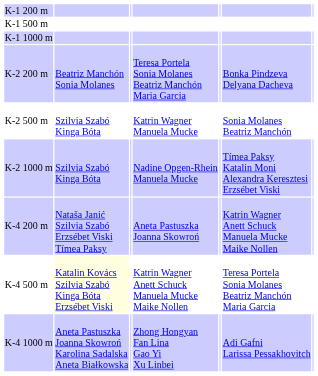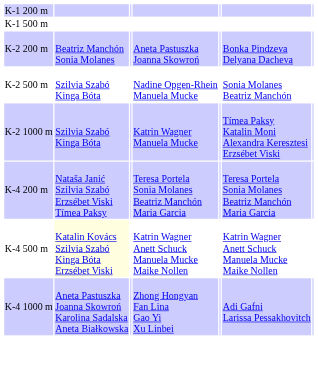- row: (29, 37)
(168, 79) Teresa Portela Sonia Molanes Beatriz Manchón Maria Garcia -> (166, 54) Aneta Pastuszka Joanna Skowroń
(166, 126) Katrin Wagner Manuela Mucke -> (176, 90) Nadine Opgen-Rhein Manuela Mucke
(176, 173) Nadine Opgen-Rhein Manuela Mucke -> (166, 137) Katrin Wagner Manuela Mucke
(166, 231) Aneta Pastuszka Joanna Skowroń -> (168, 196) Teresa Portela Sonia Molanes Beatriz Manchón Maria Garcia
(255, 231) Katrin Wagner Anett Schuck Manuela Mucke Maike Nollen -> (257, 196) Teresa Portela Sonia Molanes Beatriz Manchón Maria Garcia
(257, 290) Teresa Portela Sonia Molanes Beatriz Manchón Maria Garcia -> (255, 254) Katrin Wagner Anett Schuck Manuela Mucke Maike Nollen
